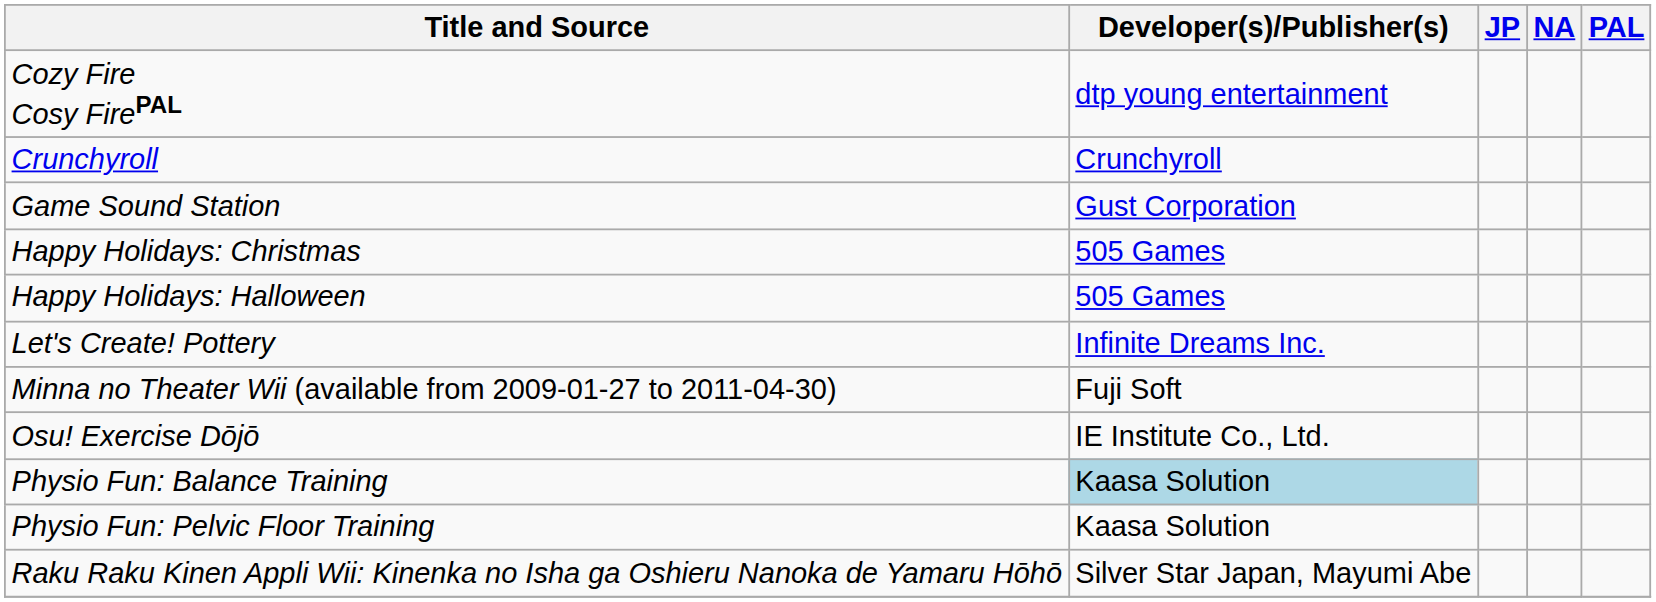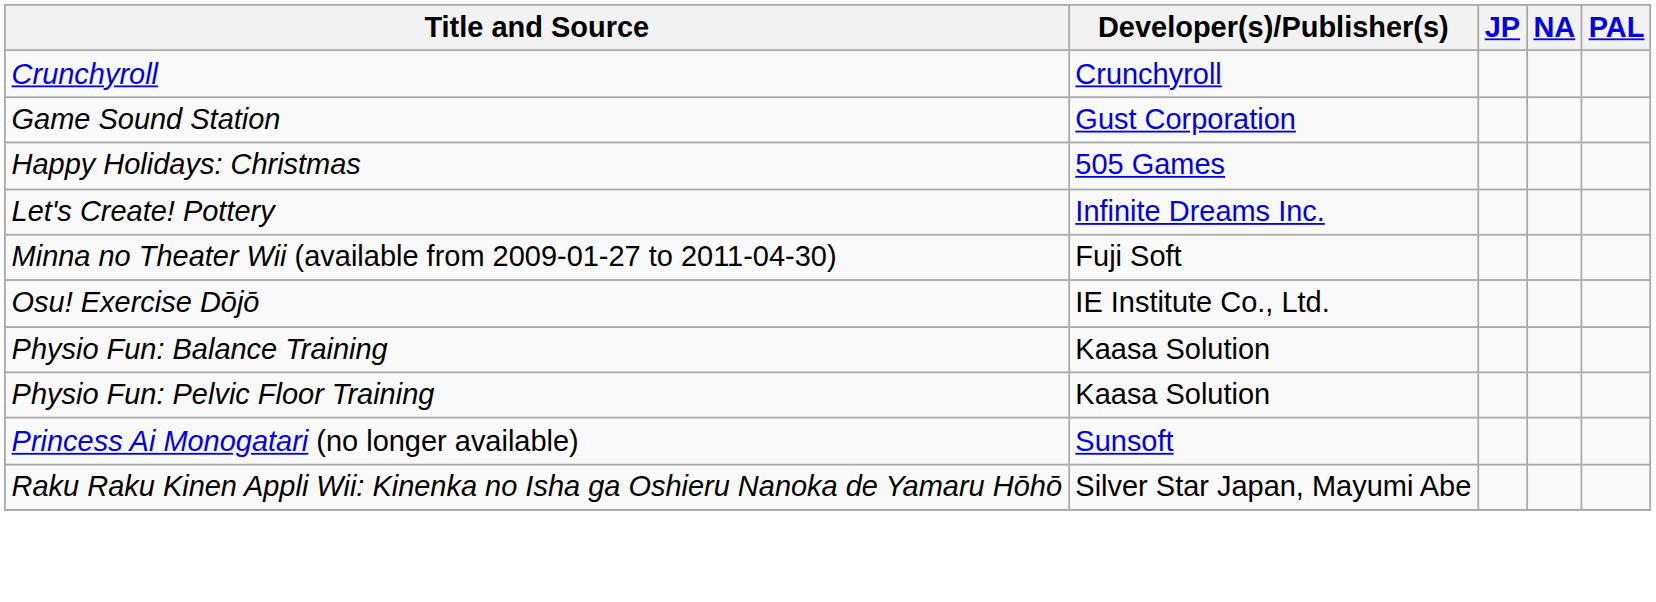- row: (97, 93)
- row: (189, 297)
(1173, 481) lightblue background -> (1173, 348) no background
+ row: (295, 440)
